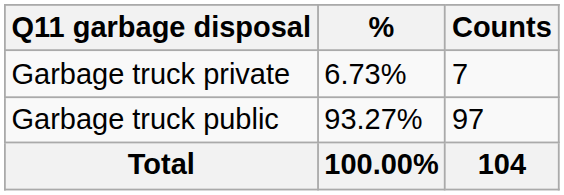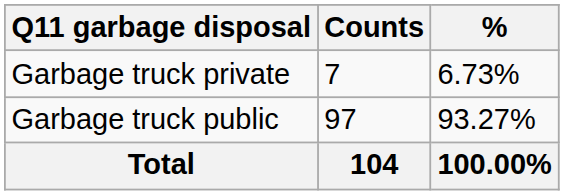columns swapped: (502, 27) <-> (381, 27)
